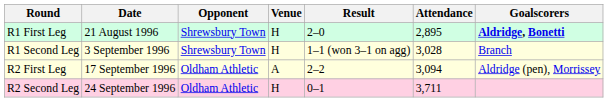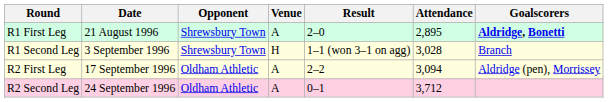(275, 32) H -> (275, 32) A
(275, 87) H -> (275, 87) A
(429, 87) 3,711 -> (429, 87) 3,712
